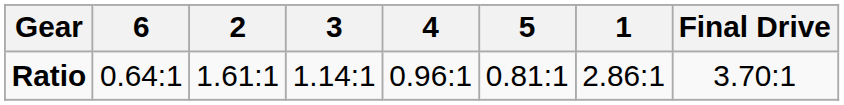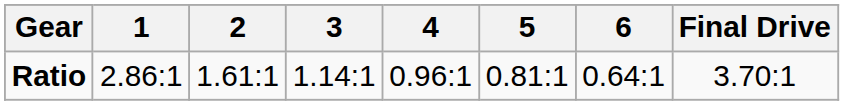columns swapped: (624, 28) <-> (141, 28)
